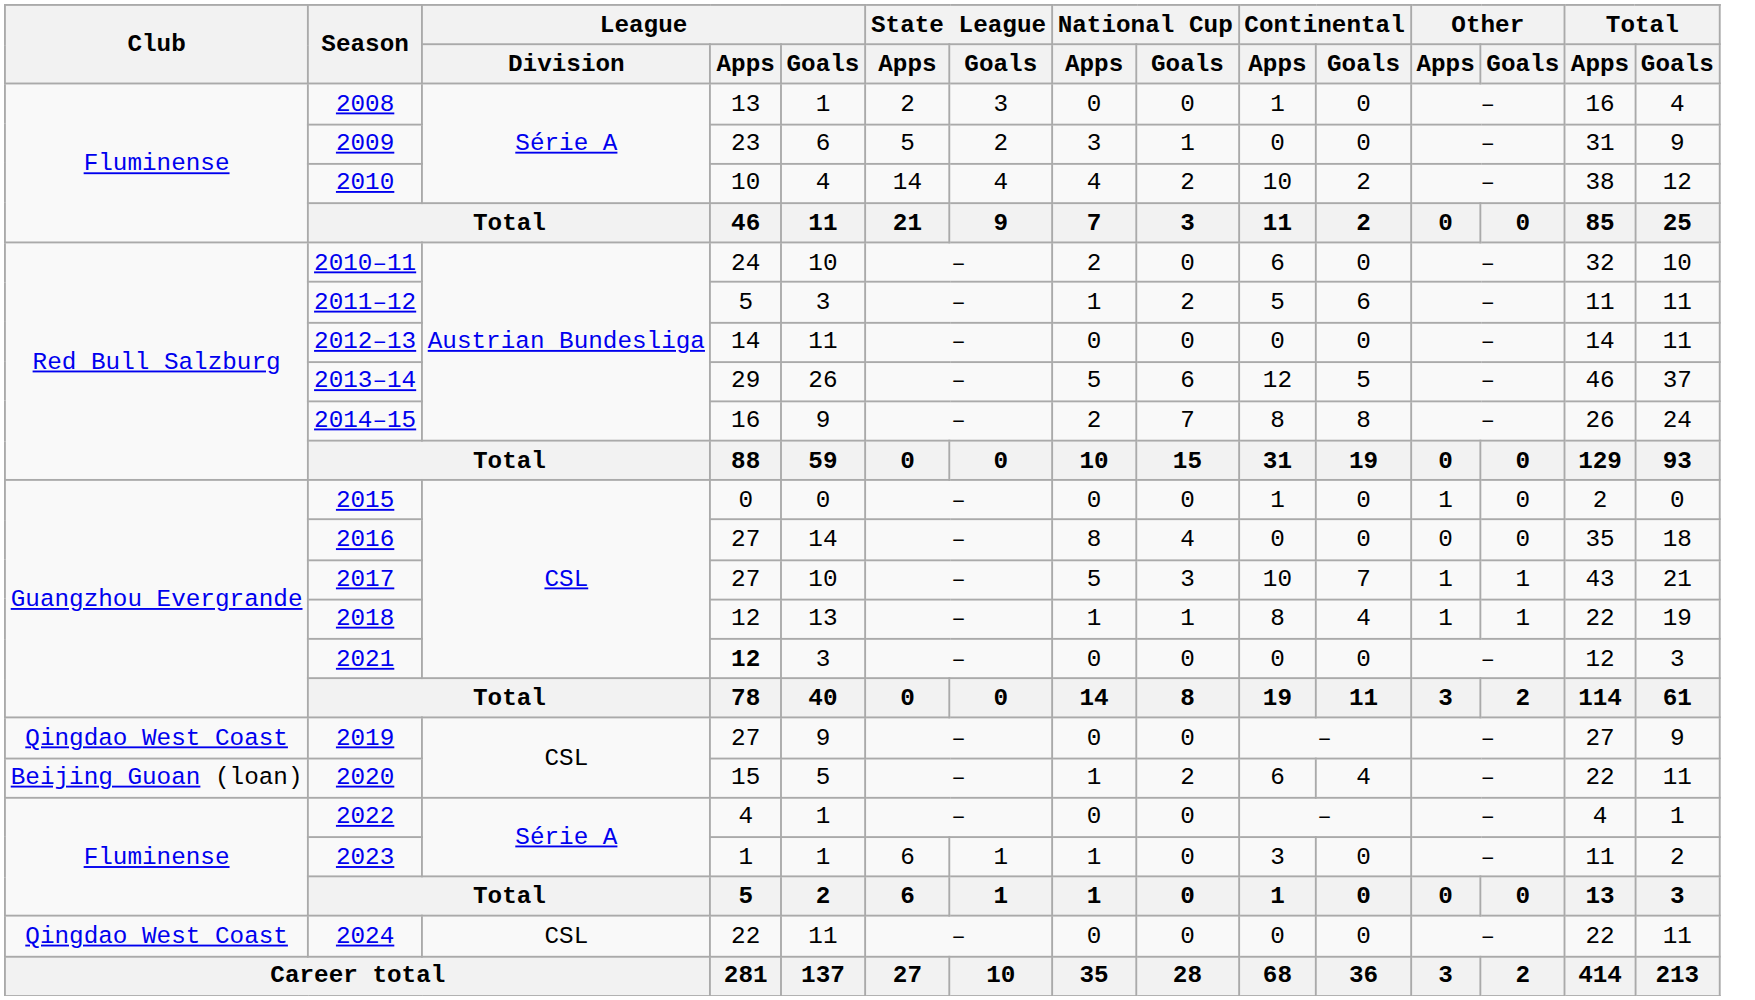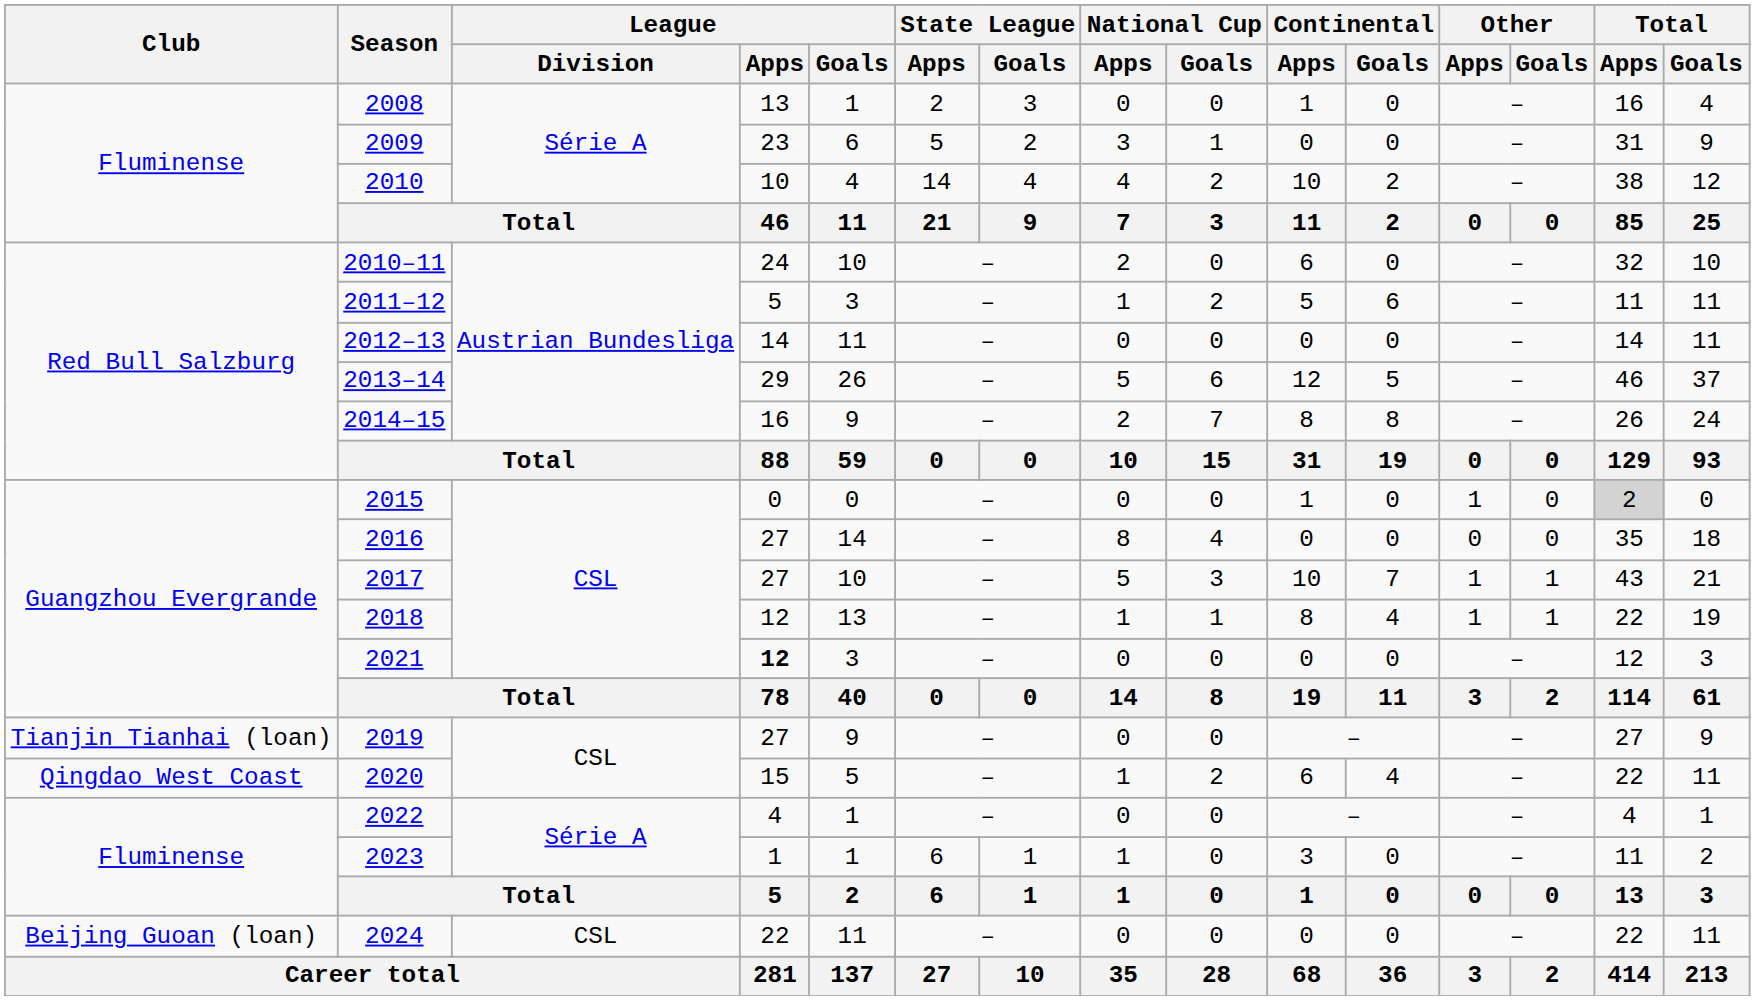(1600, 500) no background -> (1629, 500) lightgrey background
(157, 738) Qingdao West Coast -> (171, 738) Tianjin Tianhai (loan)
(157, 778) Beijing Guoan (loan) -> (171, 778) Qingdao West Coast
(157, 936) Qingdao West Coast -> (171, 936) Beijing Guoan (loan)
